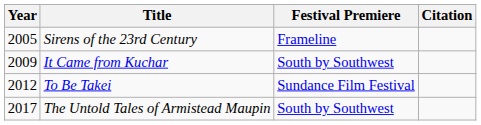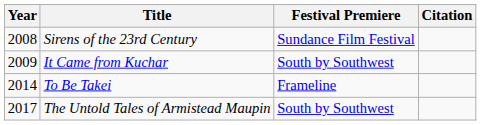(22, 39) 2005 -> (22, 39) 2008
(307, 39) Frameline -> (346, 39) Sundance Film Festival
(22, 85) 2012 -> (22, 85) 2014
(346, 85) Sundance Film Festival -> (307, 85) Frameline
